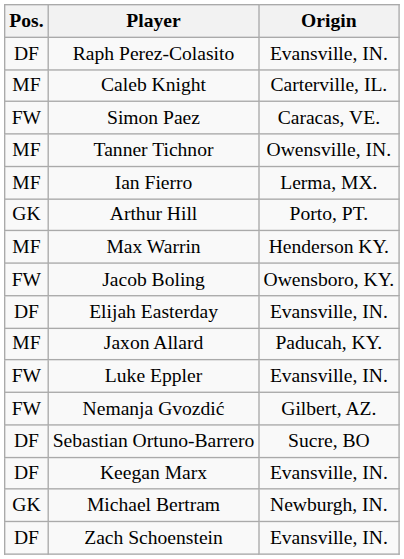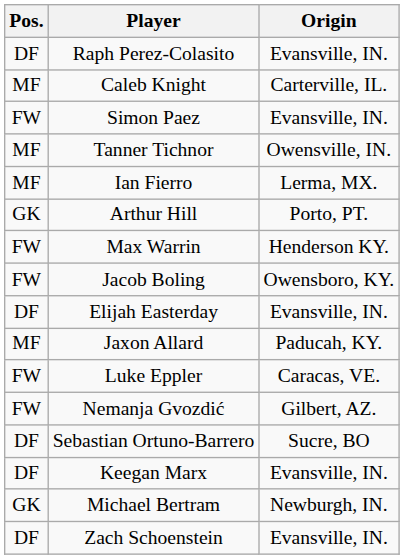(329, 117) Caracas, VE. -> (329, 117) Evansville, IN.
(26, 247) MF -> (26, 247) FW
(329, 376) Evansville, IN. -> (329, 376) Caracas, VE.
